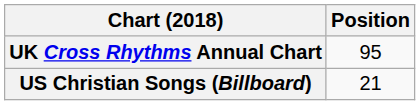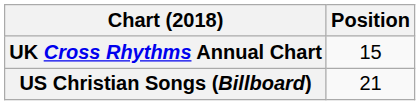(371, 52) 95 -> (371, 52) 15
